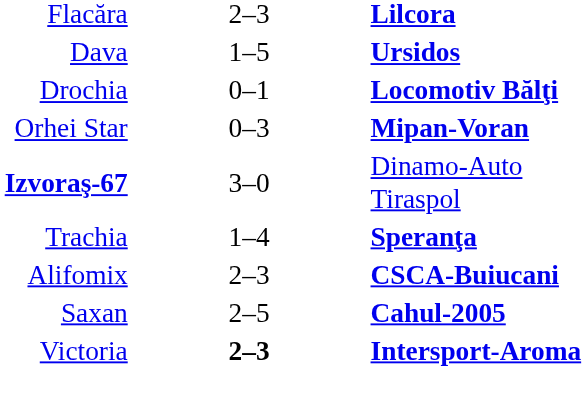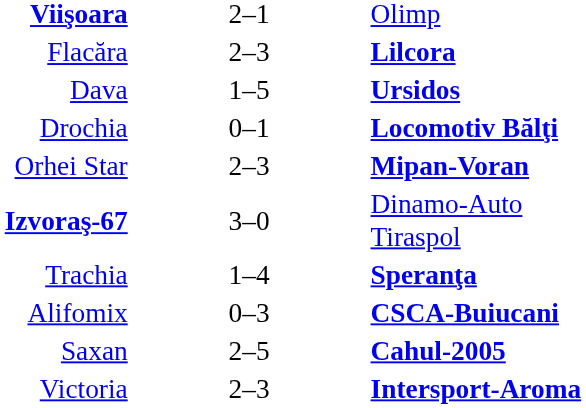+ row: (79, 14)
(249, 128) 0–3 -> (249, 166) 2–3
(249, 274) 2–3 -> (249, 312) 0–3
(249, 350) bold -> (249, 388) normal
